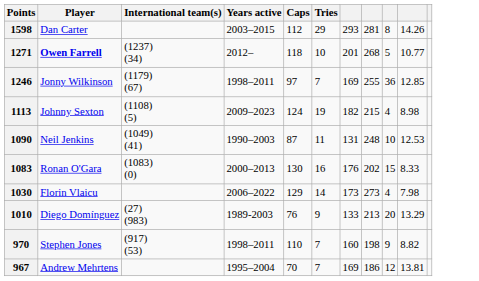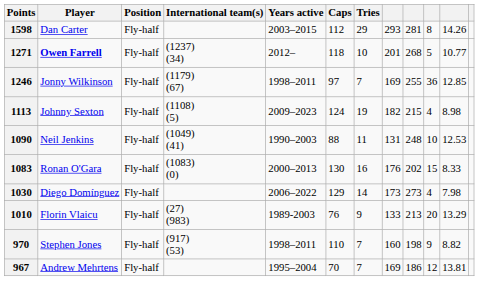+ column: (143, 13)
(292, 140) 87 -> (334, 140) 88
(69, 192) Florin Vlaicu -> (80, 192) Diego Domínguez
(80, 215) Diego Domínguez -> (69, 215) Florin Vlaicu
